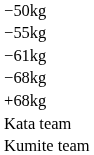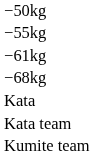- row: (25, 100)
+ row: (20, 100)
